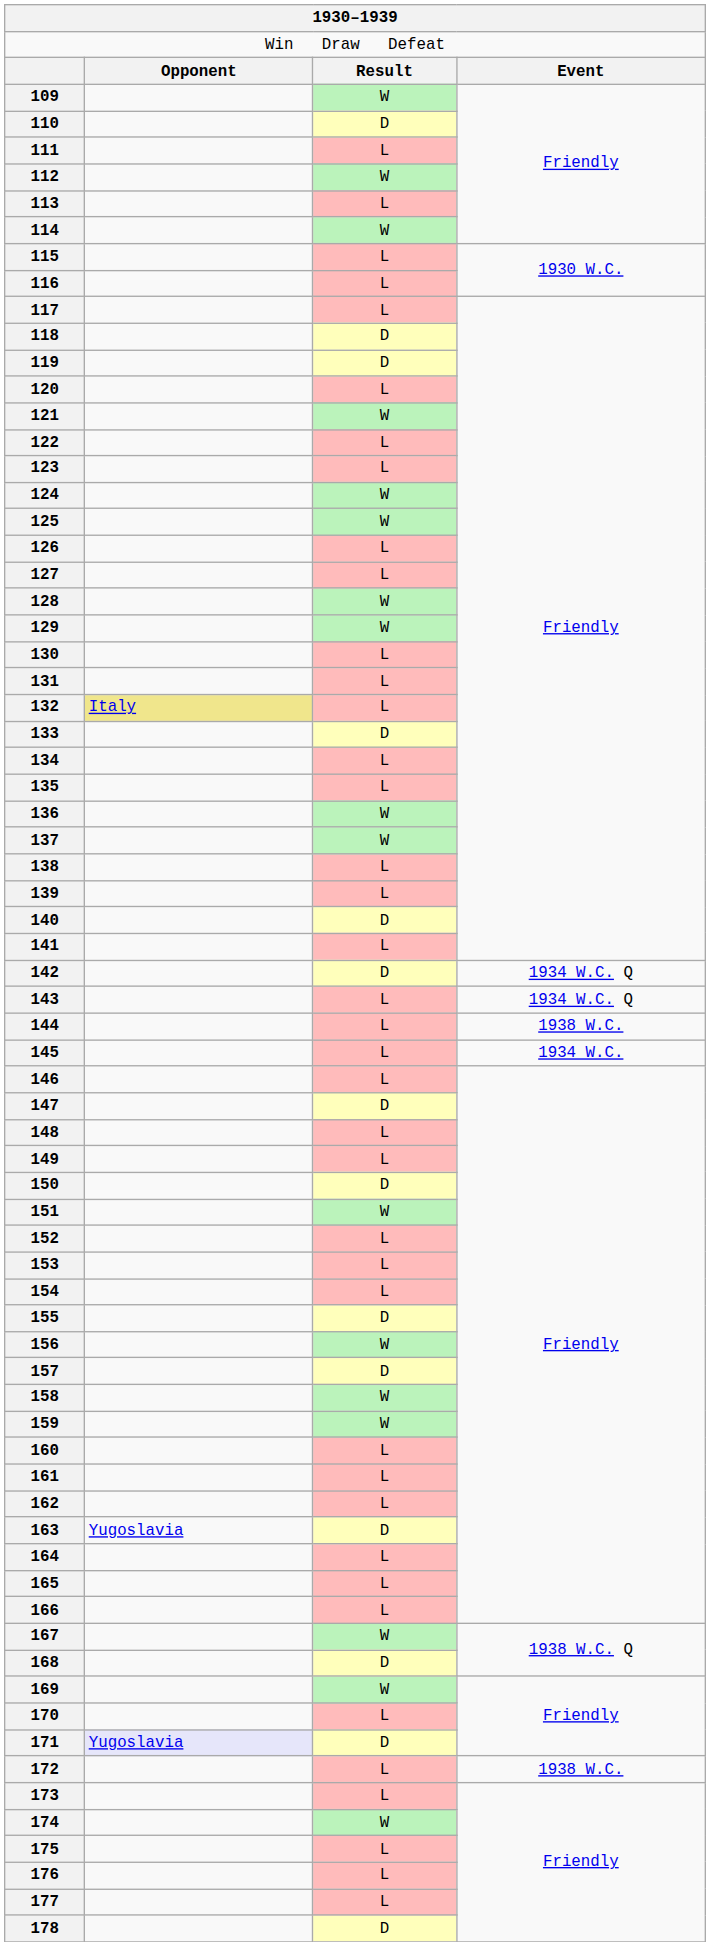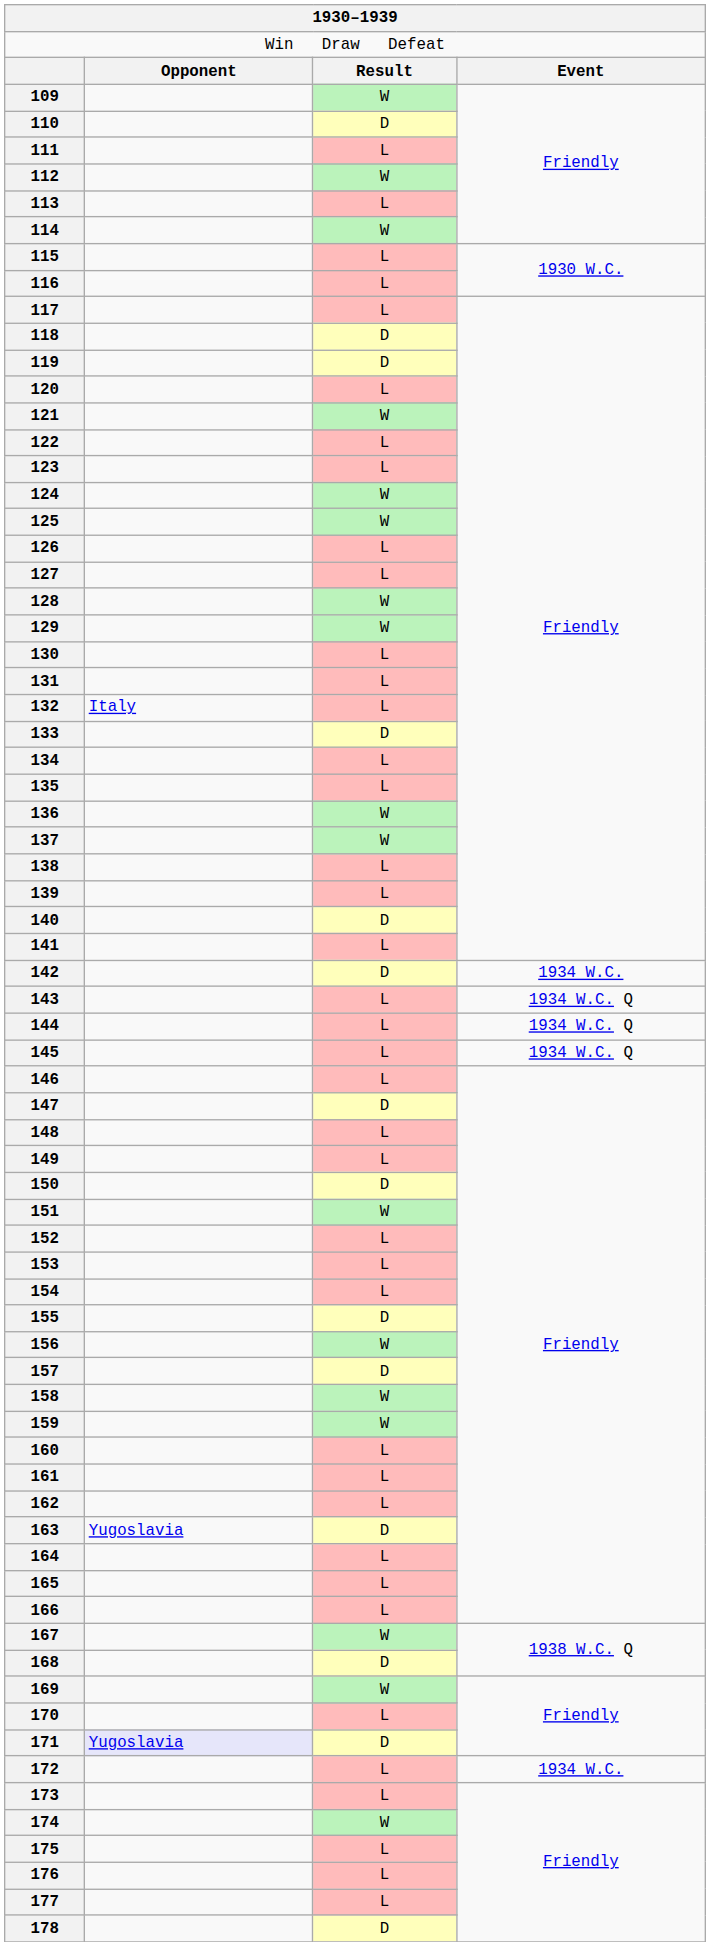(112, 708) khaki background -> (112, 708) no background
(581, 973) 1934 W.C. Q -> (581, 973) 1934 W.C.
(581, 1026) 1938 W.C. -> (581, 1026) 1934 W.C. Q
(581, 1053) 1934 W.C. -> (581, 1053) 1934 W.C. Q
(581, 1769) 1938 W.C. -> (581, 1769) 1934 W.C.
